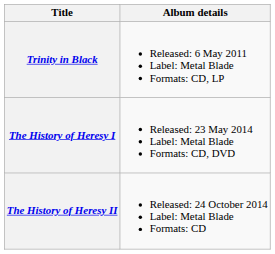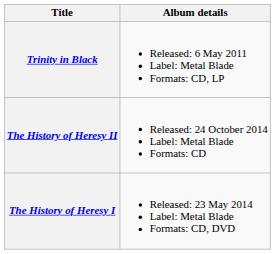rows swapped: (62, 135) <-> (62, 211)
